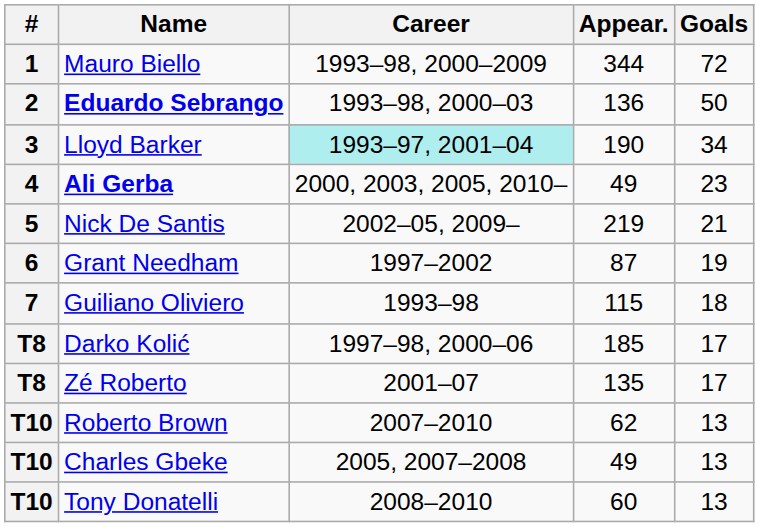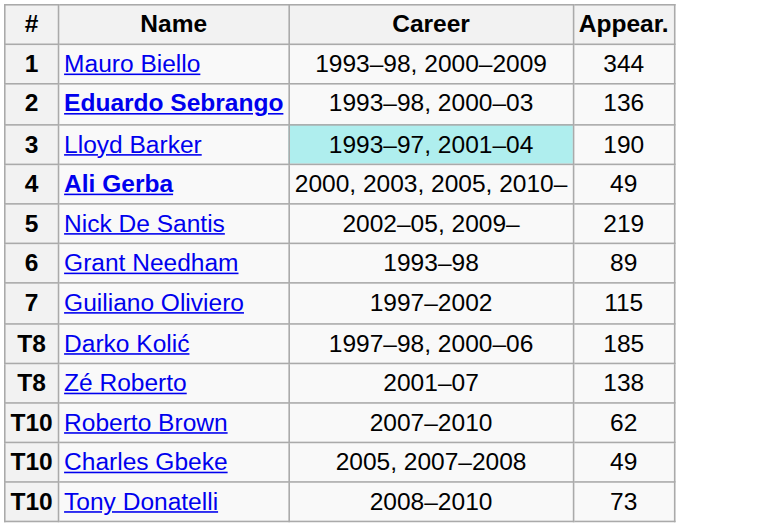- column: (714, 23)
(431, 262) 1997–2002 -> (431, 262) 1993–98
(624, 262) 87 -> (624, 262) 89
(431, 302) 1993–98 -> (431, 302) 1997–2002
(624, 382) 135 -> (624, 382) 138
(624, 501) 60 -> (624, 501) 73
